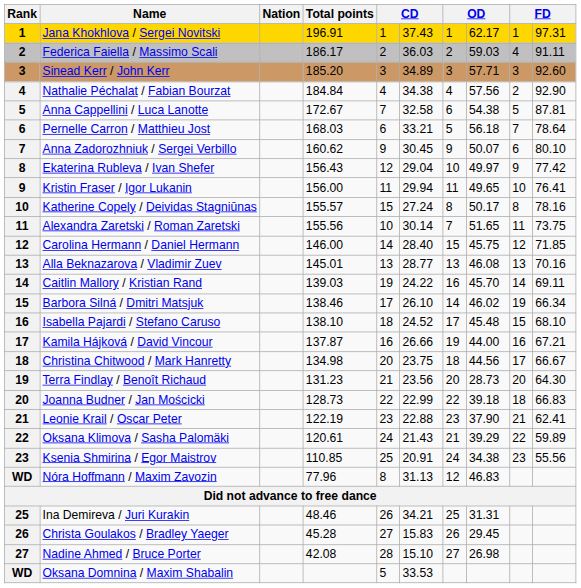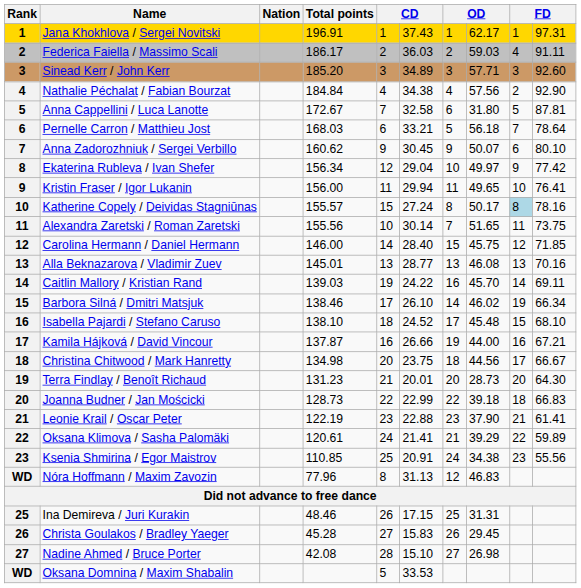(484, 110) 54.38 -> (484, 110) 31.80
(324, 168) 156.43 -> (324, 168) 156.34
(516, 206) no background -> (516, 206) lightblue background
(418, 380) 23.56 -> (418, 380) 20.01
(551, 419) 62.41 -> (551, 419) 61.41
(418, 438) 21.43 -> (418, 438) 21.41
(418, 515) 34.21 -> (418, 515) 17.15
